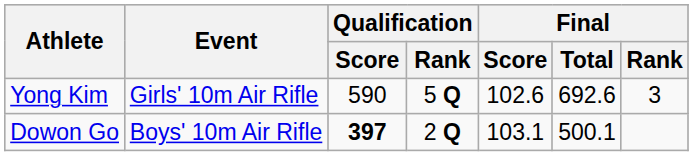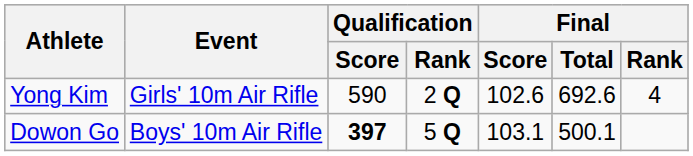(442, 96) 5 Q -> (442, 96) 2 Q
(655, 96) 3 -> (655, 96) 4
(442, 133) 2 Q -> (442, 133) 5 Q
